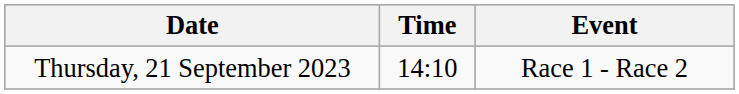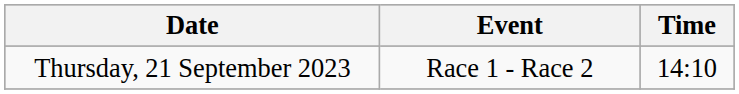columns swapped: (427, 25) <-> (604, 25)
